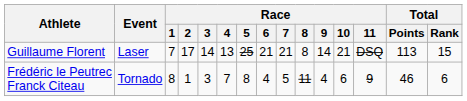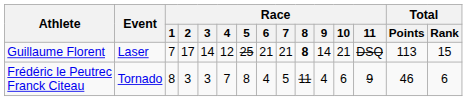(227, 53) 13 -> (227, 53) 12
(305, 53) normal -> (305, 53) bold
(188, 79) 1 -> (188, 79) 3
